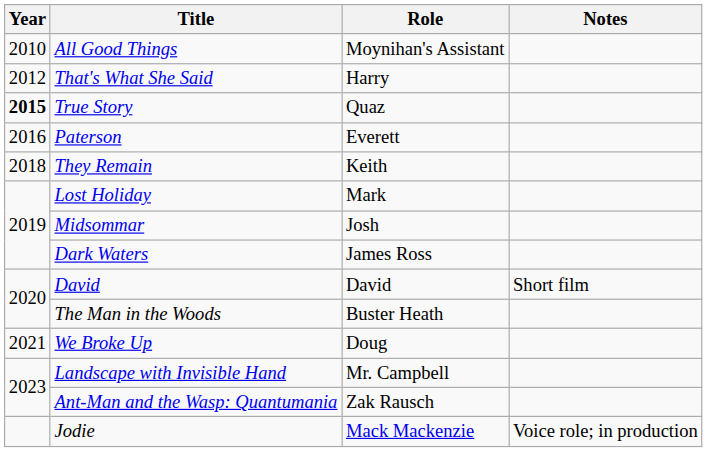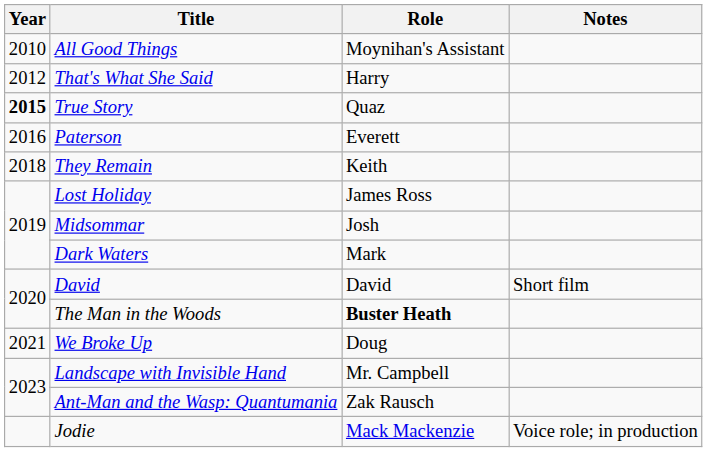(366, 195) Mark -> (389, 195) James Ross
(389, 254) James Ross -> (366, 254) Mark
(395, 313) normal -> (399, 313) bold
